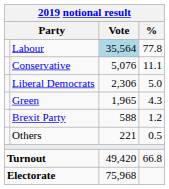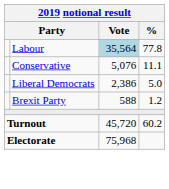(124, 83) 2,306 -> (124, 83) 2,386
- row: (26, 100)
- row: (27, 135)
(121, 158) 49,420 -> (121, 123) 45,720
(152, 158) 66.8 -> (152, 123) 60.2
